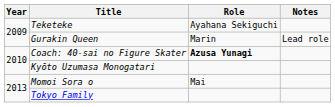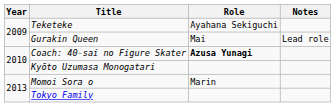(203, 39) Marin -> (198, 39) Mai
(198, 81) Mai -> (203, 81) Marin
